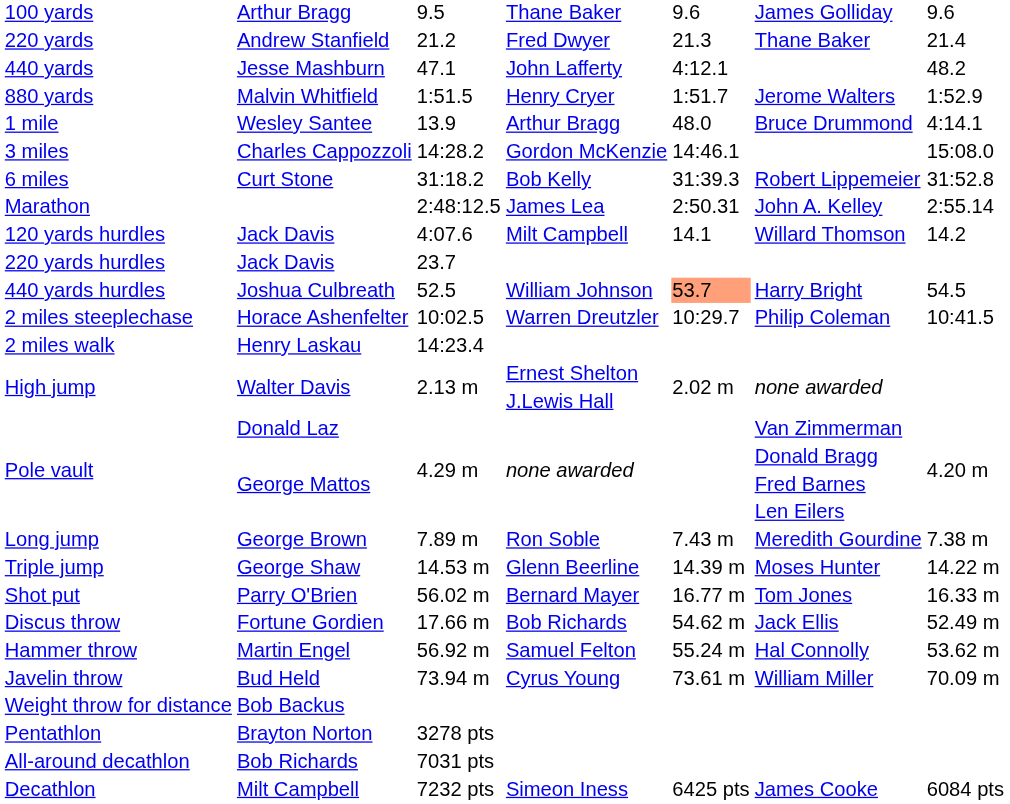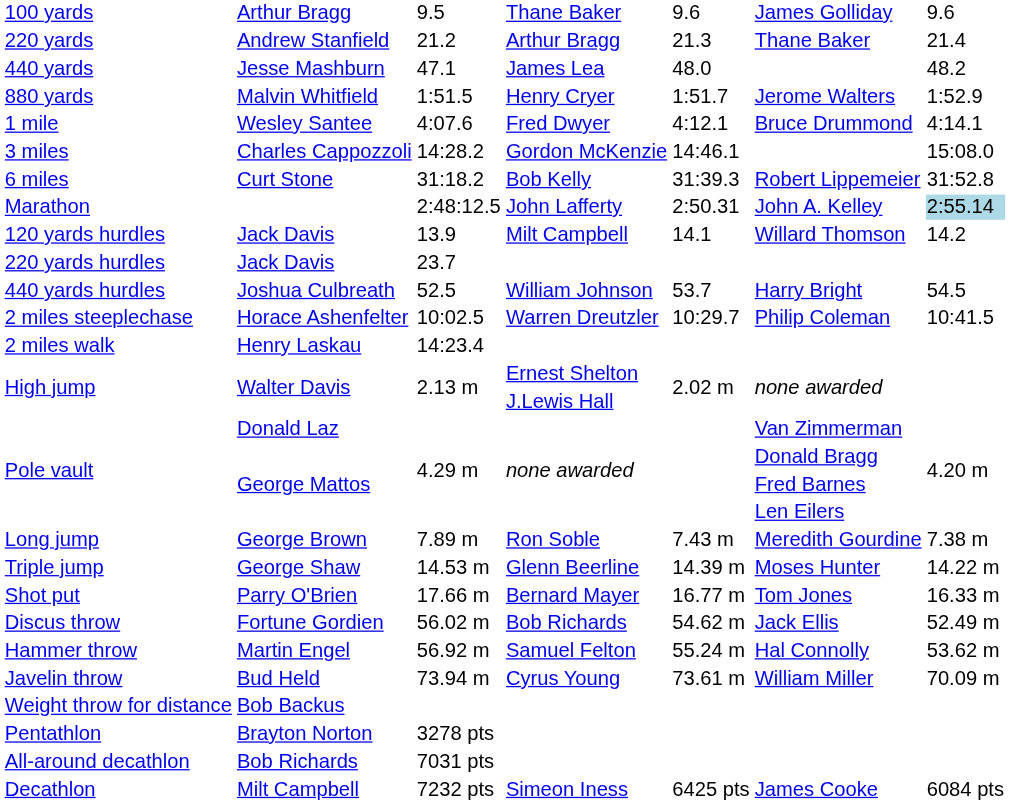(558, 40) Fred Dwyer -> (563, 40) Arthur Bragg
(564, 68) John Lafferty -> (555, 68) James Lea
(700, 68) 4:12.1 -> (692, 68) 48.0
(436, 123) 13.9 -> (445, 123) 4:07.6
(563, 123) Arthur Bragg -> (558, 123) Fred Dwyer
(692, 123) 48.0 -> (700, 123) 4:12.1
(555, 207) James Lea -> (564, 207) John Lafferty
(960, 207) no background -> (960, 207) lightblue background
(445, 234) 4:07.6 -> (436, 234) 13.9
(692, 290) lightsalmon background -> (692, 290) no background
(453, 595) 56.02 m -> (453, 595) 17.66 m
(453, 622) 17.66 m -> (453, 622) 56.02 m
